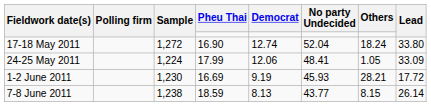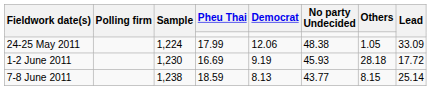- row: (43, 45)
(316, 61) 48.41 -> (316, 45) 48.38
(373, 77) 28.21 -> (373, 61) 28.18
(411, 93) 26.14 -> (411, 77) 25.14
